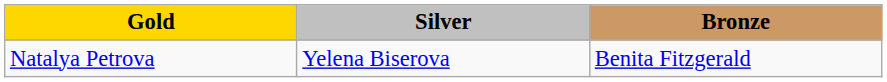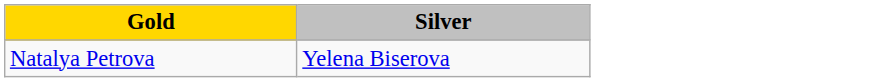- column: (736, 22)
